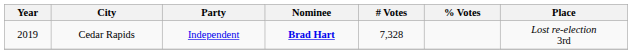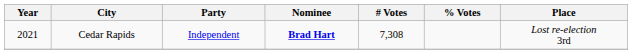(28, 35) 2019 -> (28, 35) 2021
(391, 35) 7,328 -> (391, 35) 7,308
